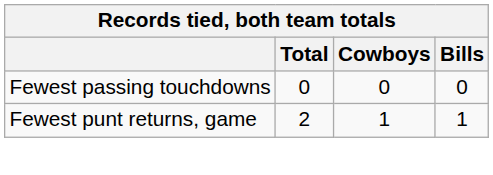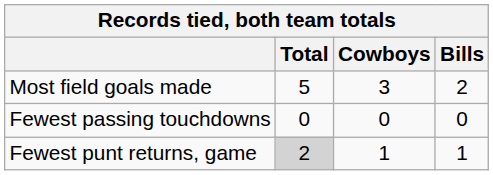+ row: (111, 86)
(304, 119) no background -> (304, 152) lightgrey background
